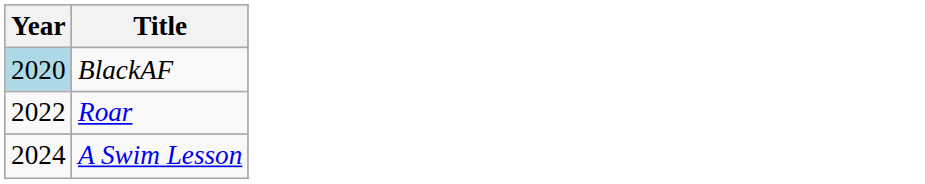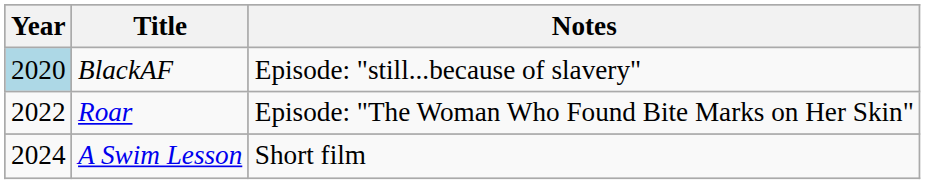+ column: (584, 26)
